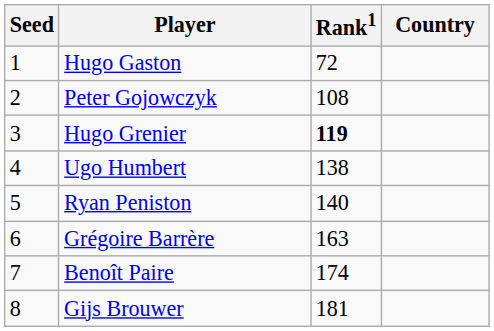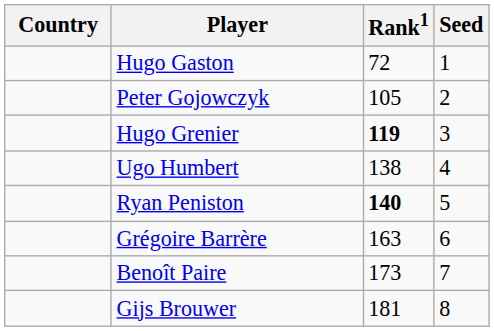columns swapped: (435, 24) <-> (32, 24)
(332, 98) 108 -> (385, 98) 105
(332, 203) normal -> (385, 203) bold
(332, 273) 174 -> (385, 273) 173
